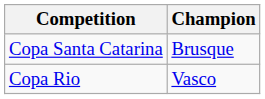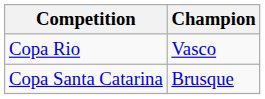rows swapped: (45, 78) <-> (86, 49)
